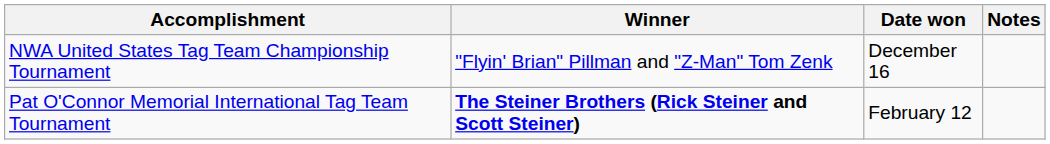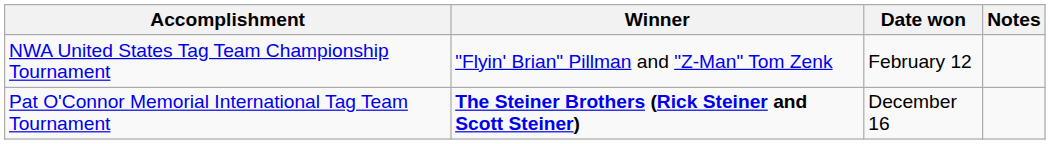(913, 60) December 16 -> (920, 60) February 12
(920, 113) February 12 -> (913, 113) December 16
